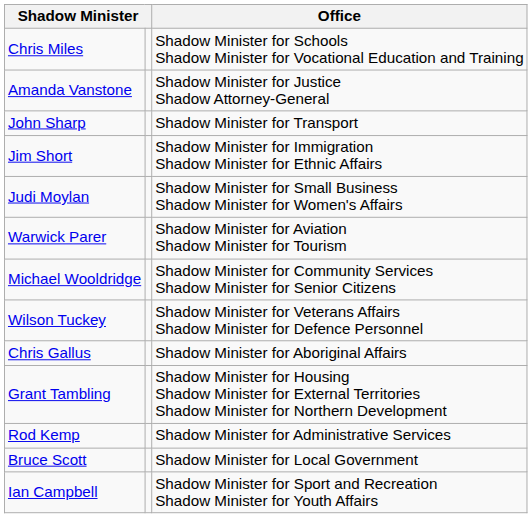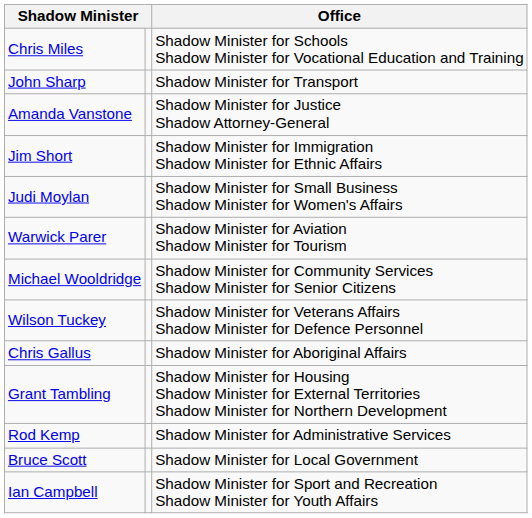rows swapped: (47, 123) <-> (70, 90)
